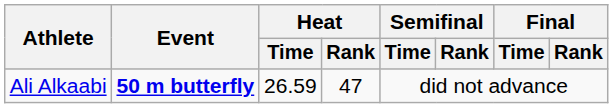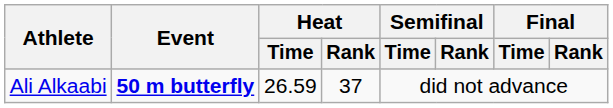(351, 86) 47 -> (351, 86) 37
